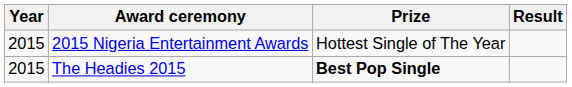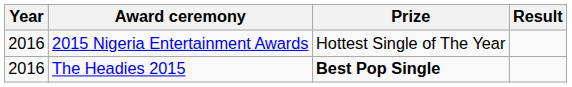(26, 43) 2015 -> (26, 43) 2016
(26, 69) 2015 -> (26, 69) 2016
